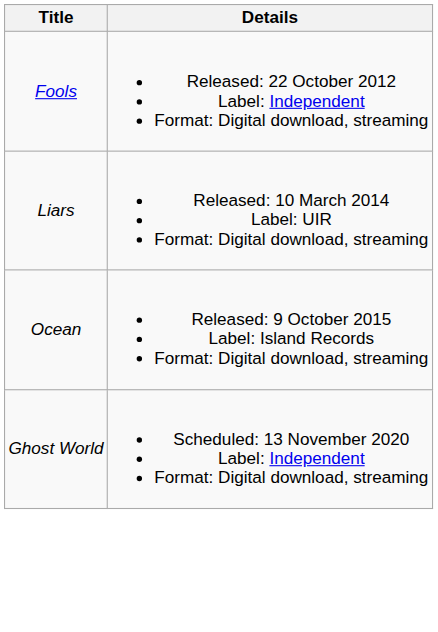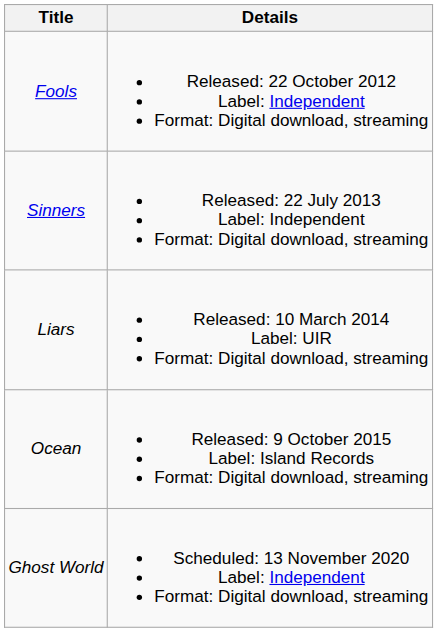+ row: (56, 210)
